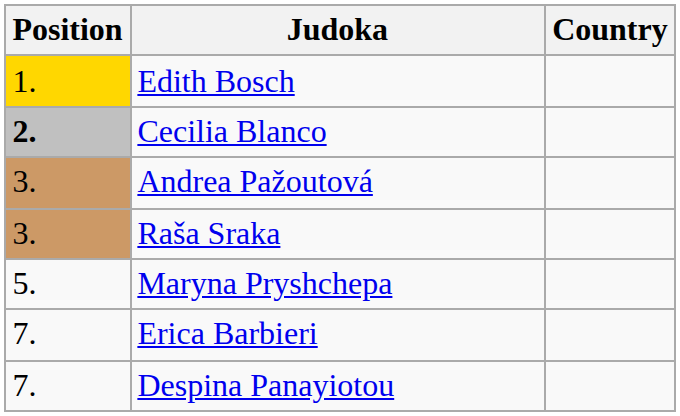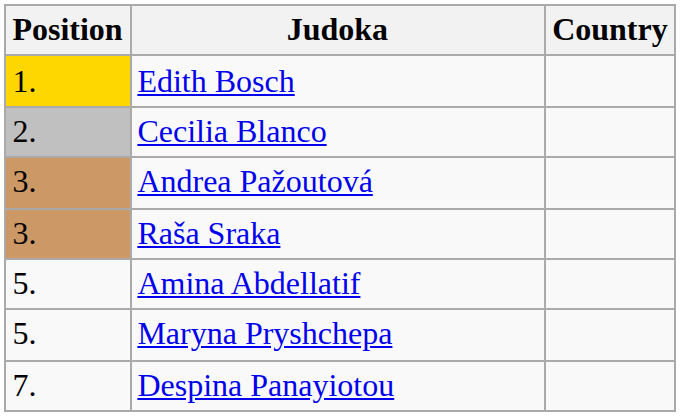(24, 131) bold -> (24, 131) normal
+ row: (249, 283)
- row: (228, 334)
